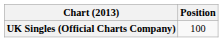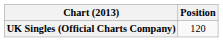(198, 28) 100 -> (198, 28) 120
